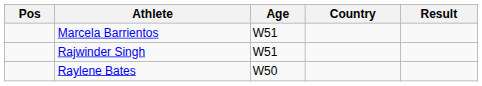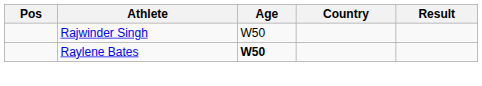- row: (108, 33)
(265, 52) W51 -> (253, 33) W50
(265, 71) normal -> (253, 52) bold
